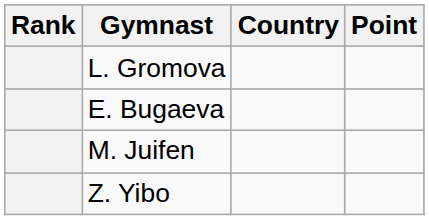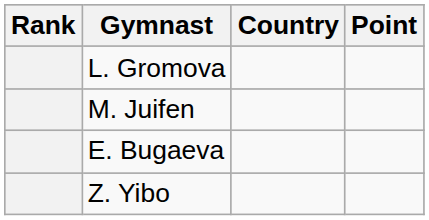rows swapped: (156, 109) <-> (141, 151)
